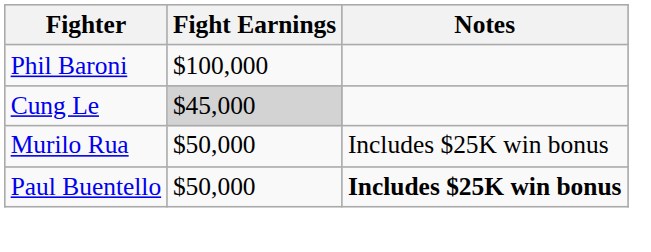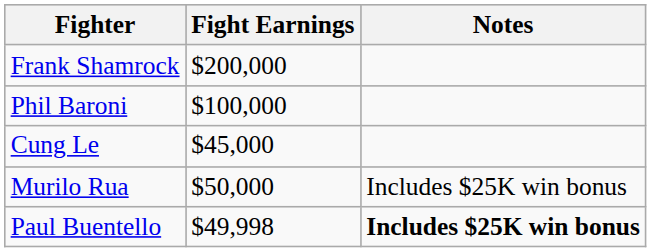+ row: (95, 65)
(214, 105) lightgrey background -> (233, 145) no background
(214, 186) $50,000 -> (233, 226) $49,998
